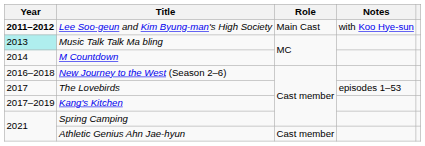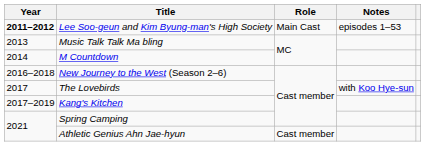(376, 27) with Koo Hye-sun -> (370, 27) episodes 1–53
(17, 42) paleturquoise background -> (17, 42) no background
(370, 88) episodes 1–53 -> (376, 88) with Koo Hye-sun
